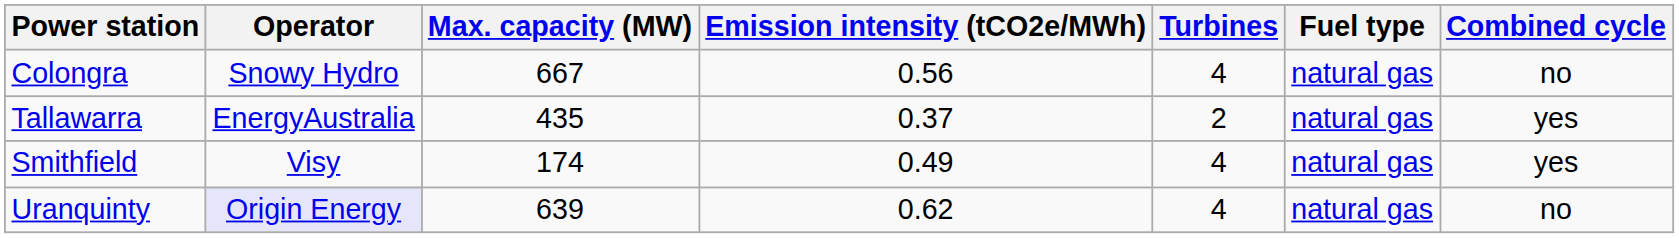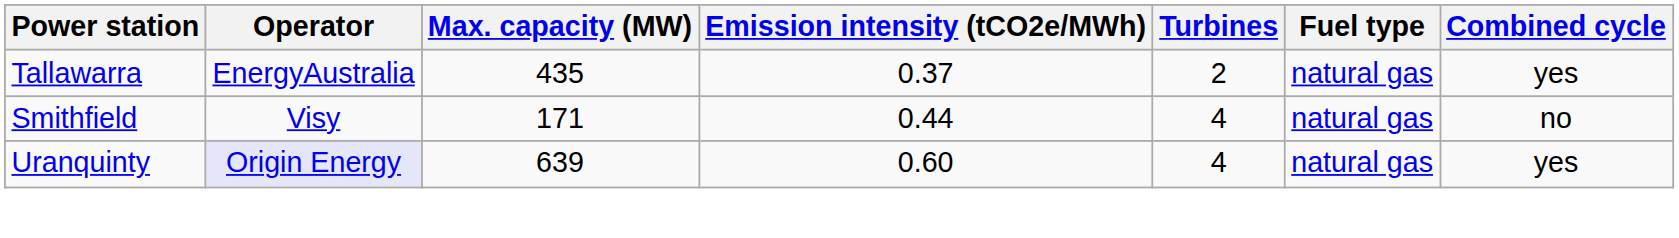- row: (70, 72)
(560, 163) 174 -> (560, 118) 171
(926, 163) 0.49 -> (926, 118) 0.44
(1556, 163) yes -> (1556, 118) no
(926, 208) 0.62 -> (926, 163) 0.60
(1556, 208) no -> (1556, 163) yes
